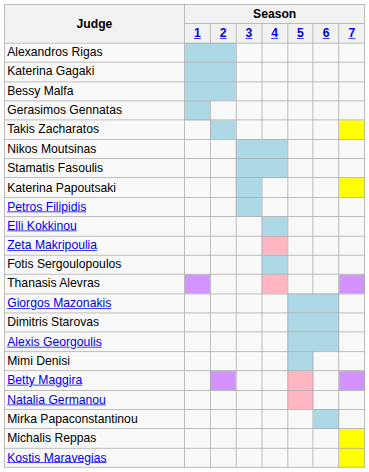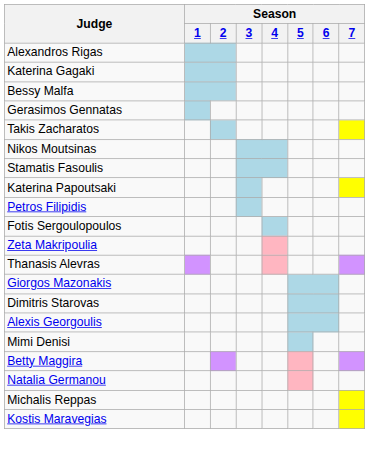- row: (42, 226)
rows swapped: (64, 264) <-> (52, 245)
- row: (72, 419)
